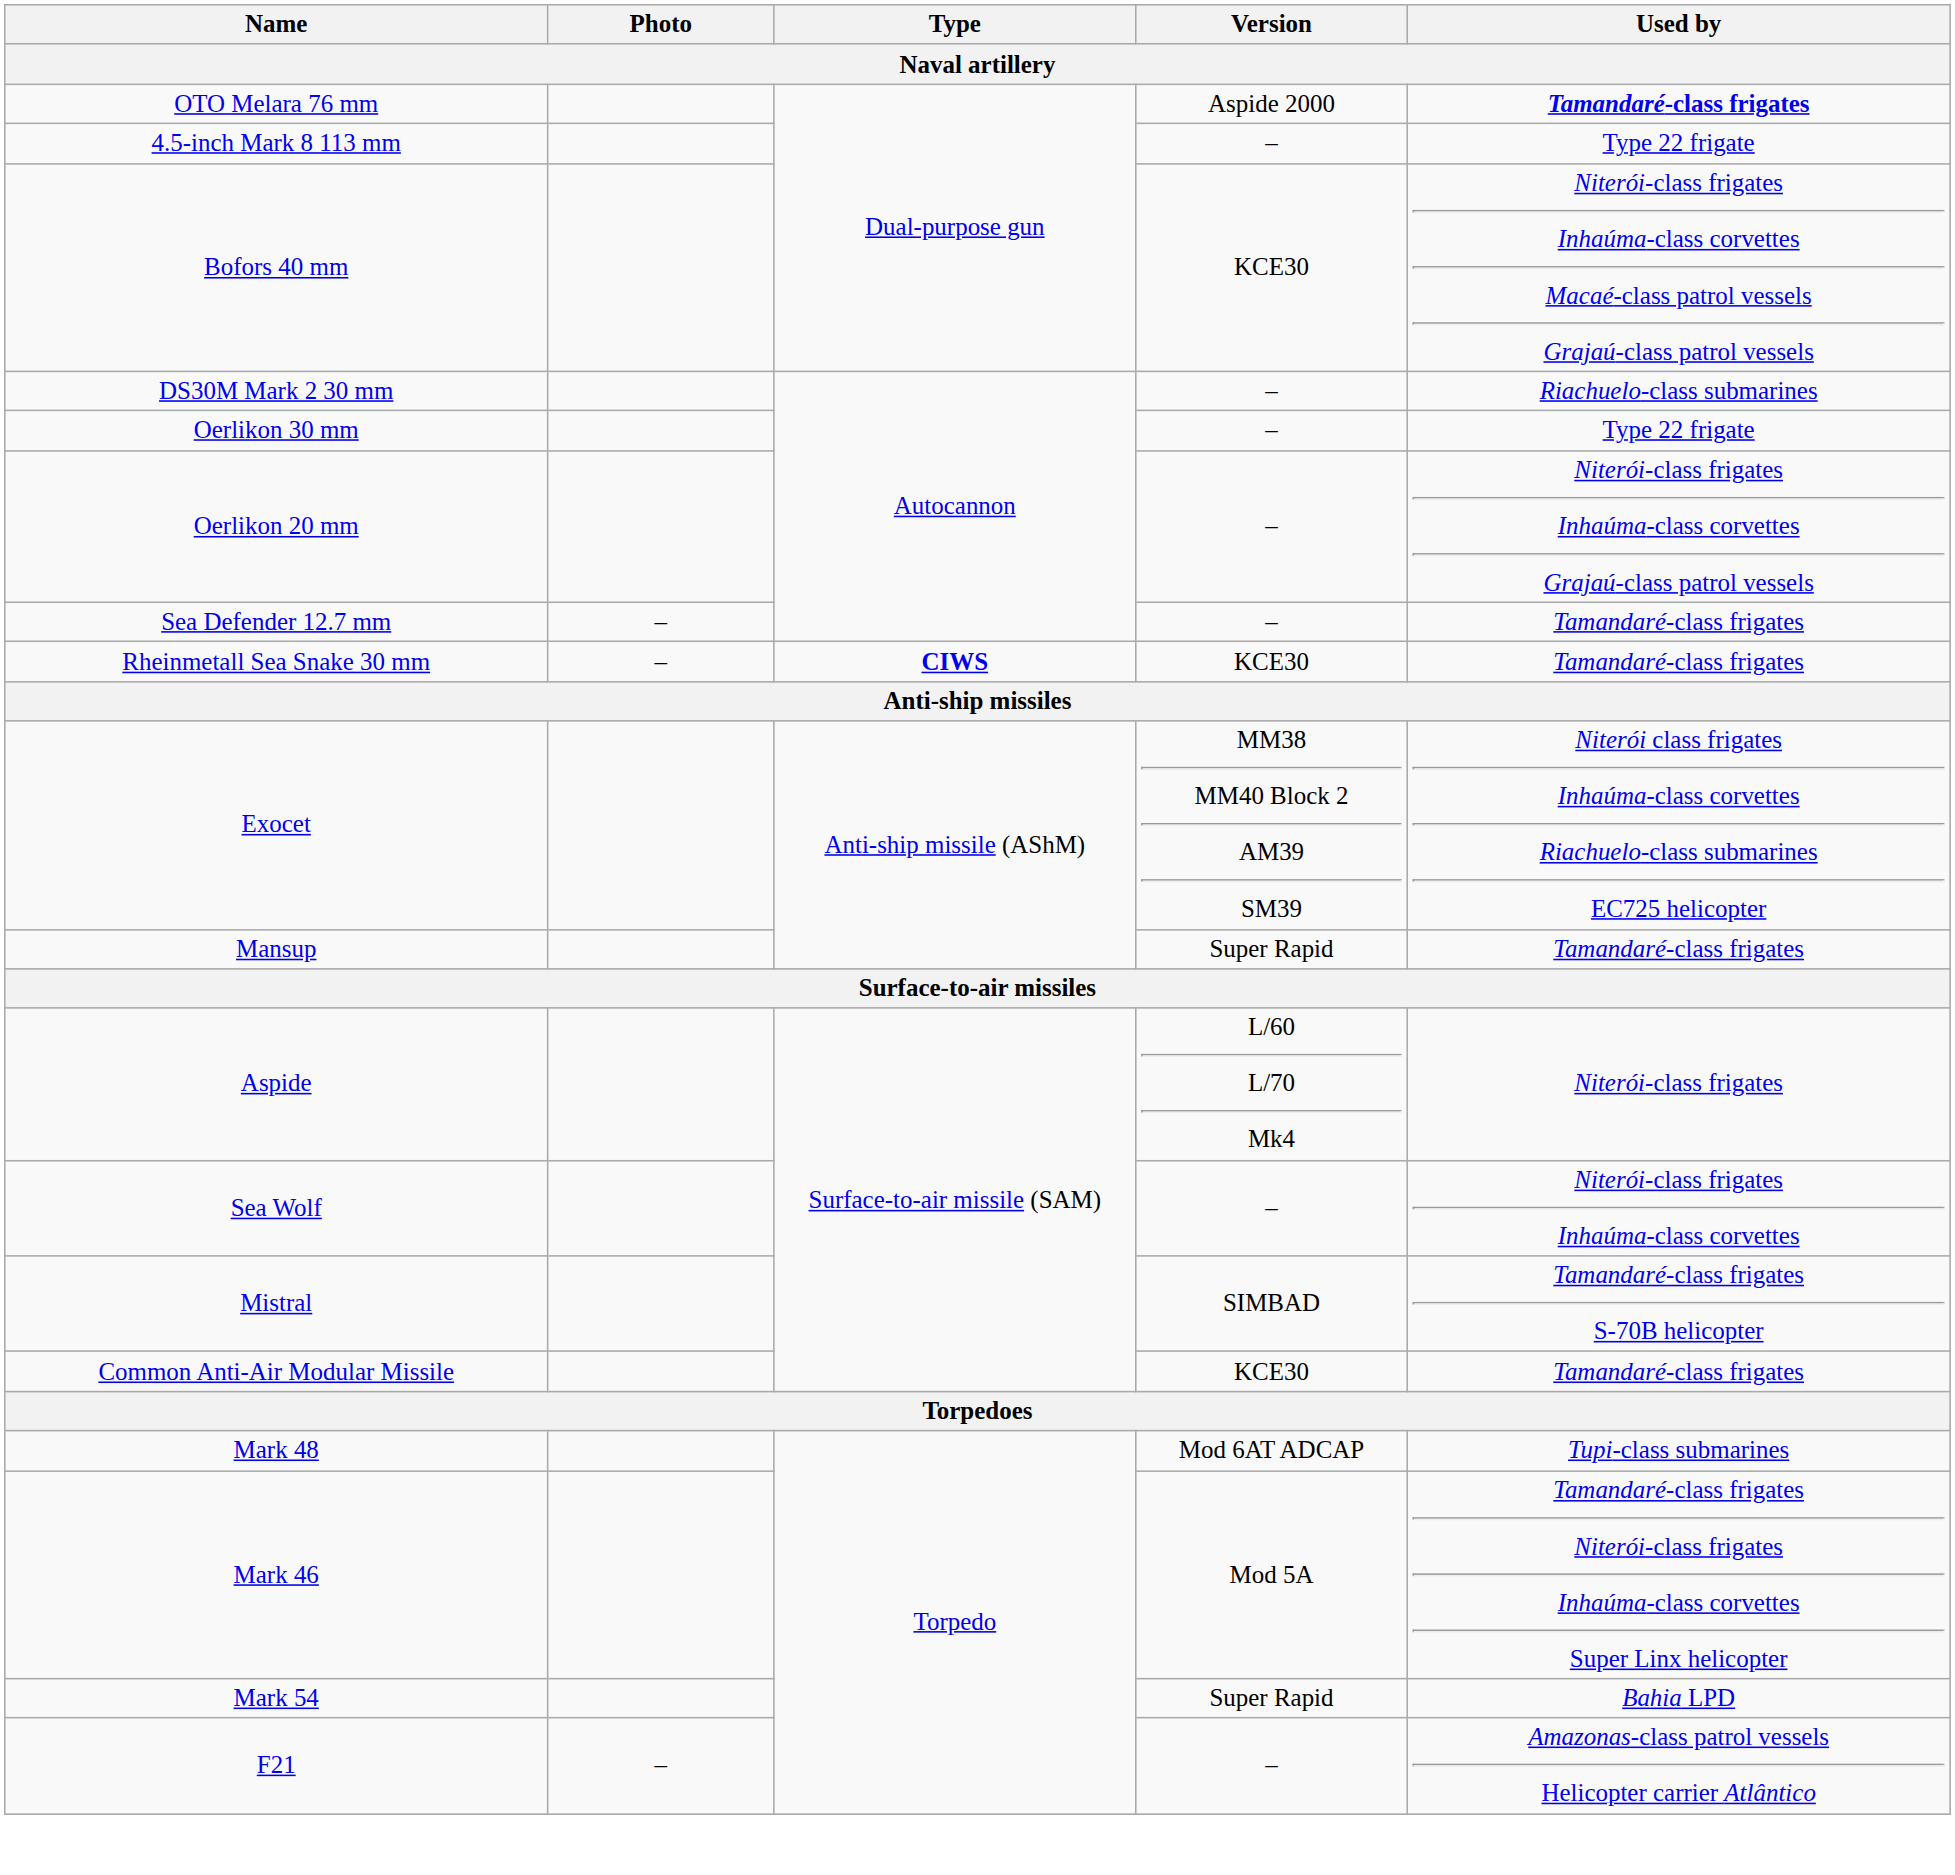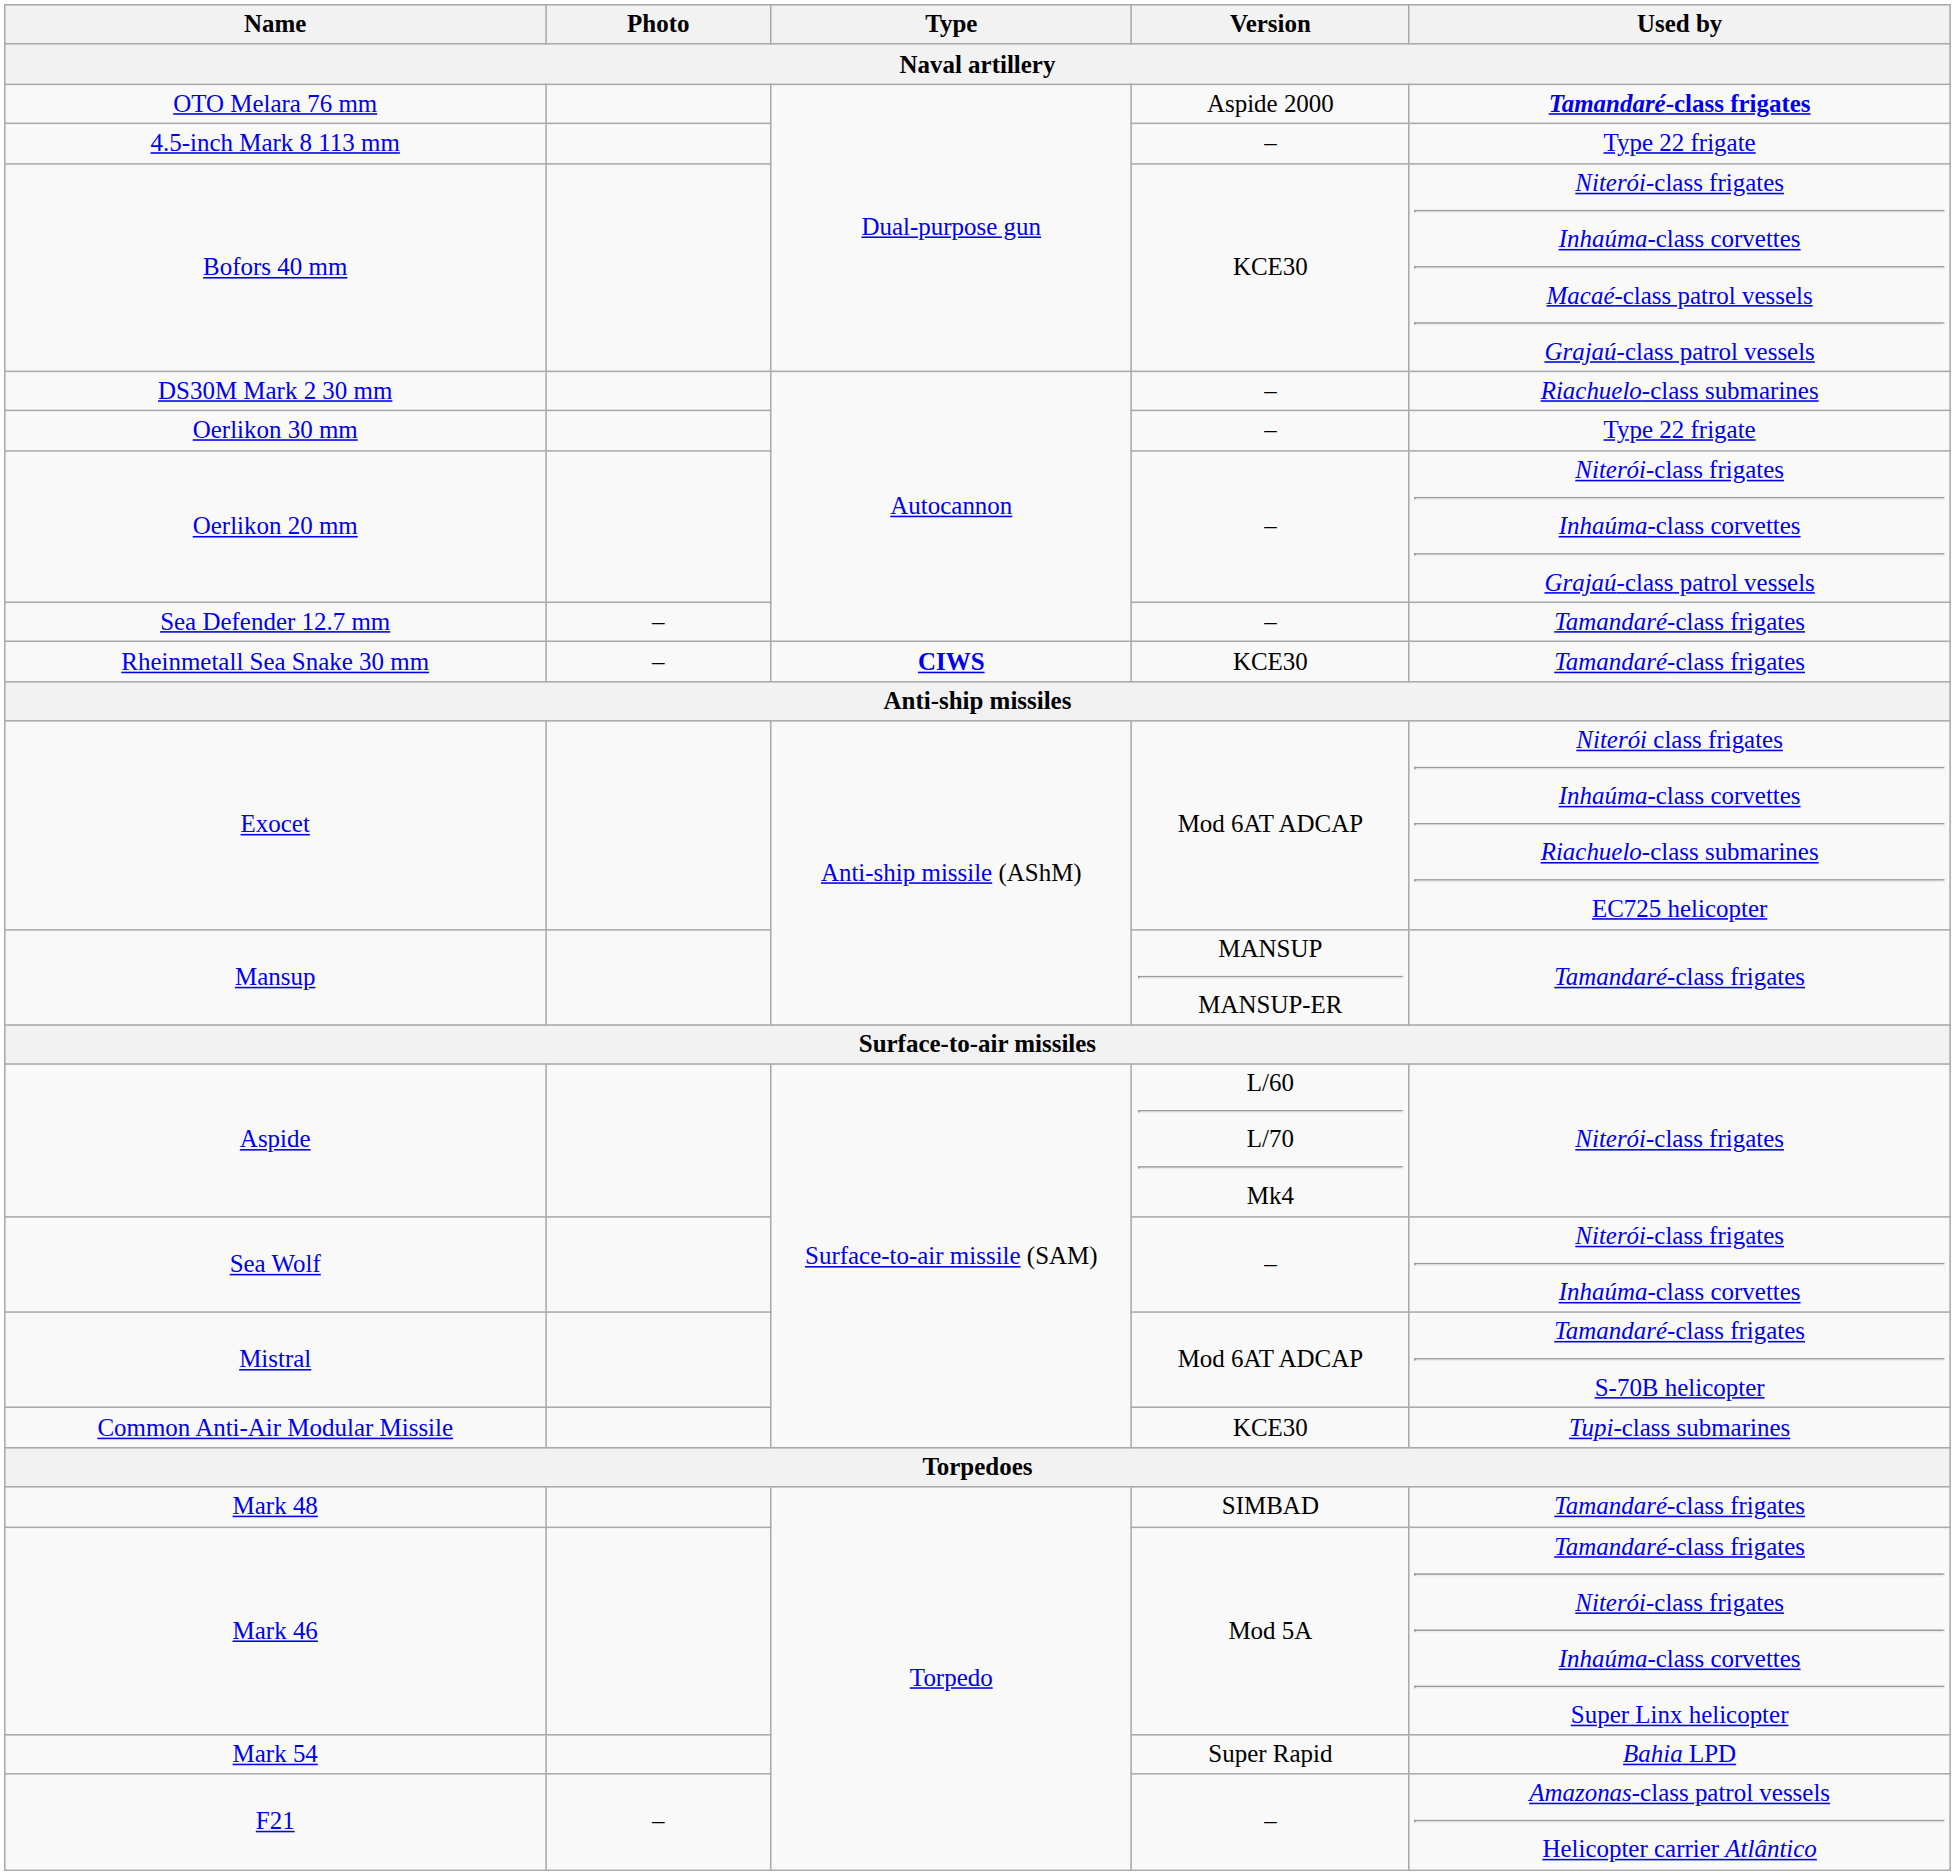(1271, 824) MM38 MM40 Block 2 AM39 SM39 -> (1270, 824) Mod 6AT ADCAP
(1271, 948) Super Rapid -> (1270, 976) MANSUP MANSUP-ER
(1271, 1303) SIMBAD -> (1270, 1359) Mod 6AT ADCAP
(1679, 1371) Tamandaré-class frigates -> (1680, 1427) Tupi-class submarines
(1272, 1450) Mod 6AT ADCAP -> (1270, 1506) SIMBAD
(1679, 1450) Tupi-class submarines -> (1680, 1506) Tamandaré-class frigates
